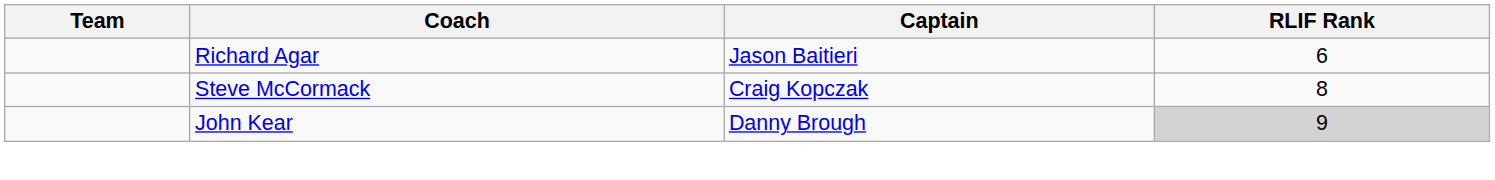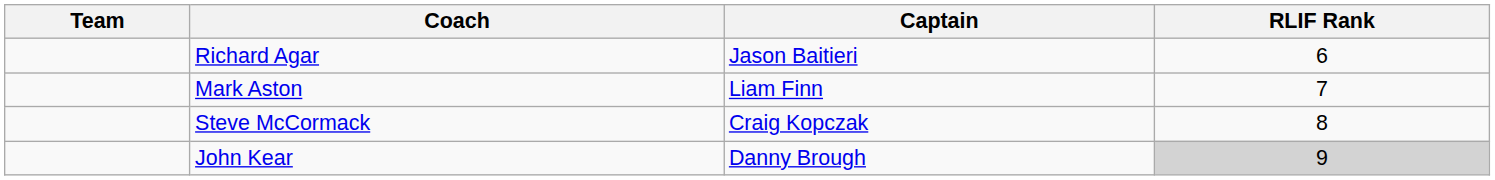+ row: (249, 89)
